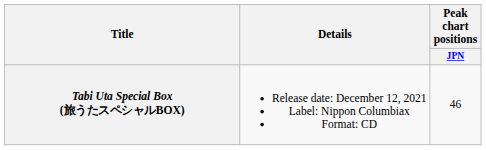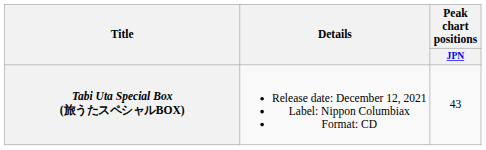(455, 104) 46 -> (455, 104) 43
